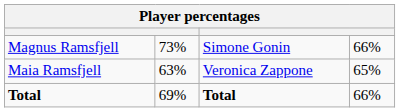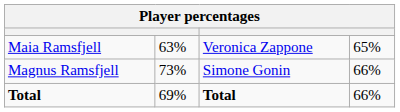rows swapped: (55, 71) <-> (63, 47)
